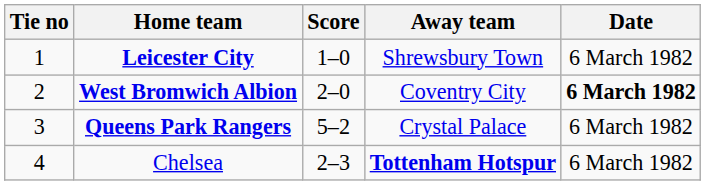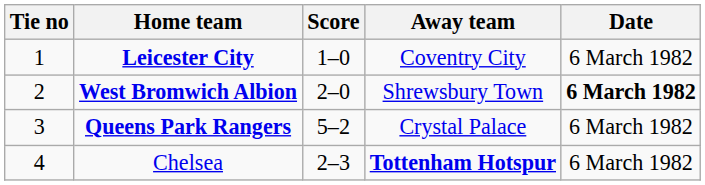(463, 57) Shrewsbury Town -> (463, 57) Coventry City
(463, 92) Coventry City -> (463, 92) Shrewsbury Town
